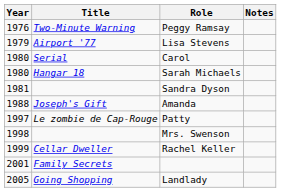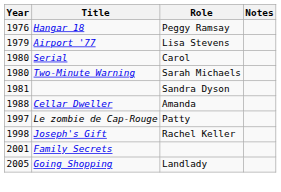(84, 27) Two-Minute Warning -> (59, 27) Hangar 18
(59, 73) Hangar 18 -> (84, 73) Two-Minute Warning
(70, 104) Joseph's Gift -> (73, 104) Cellar Dweller
- row: (196, 134)
(18, 149) 1999 -> (18, 134) 1998
(73, 149) Cellar Dweller -> (70, 134) Joseph's Gift
